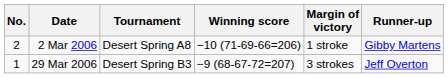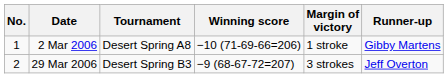(17, 45) 2 -> (17, 45) 1
(17, 64) 1 -> (17, 64) 2
